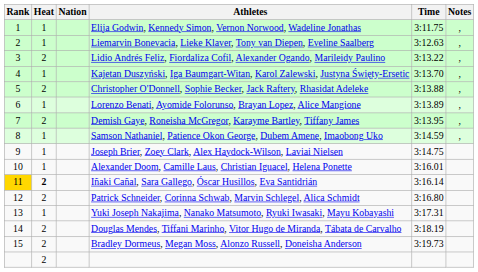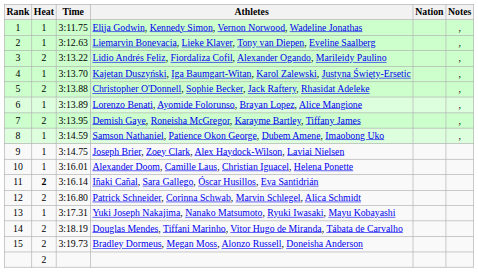columns swapped: (72, 12) <-> (429, 12)
(18, 182) gold background -> (18, 182) no background
